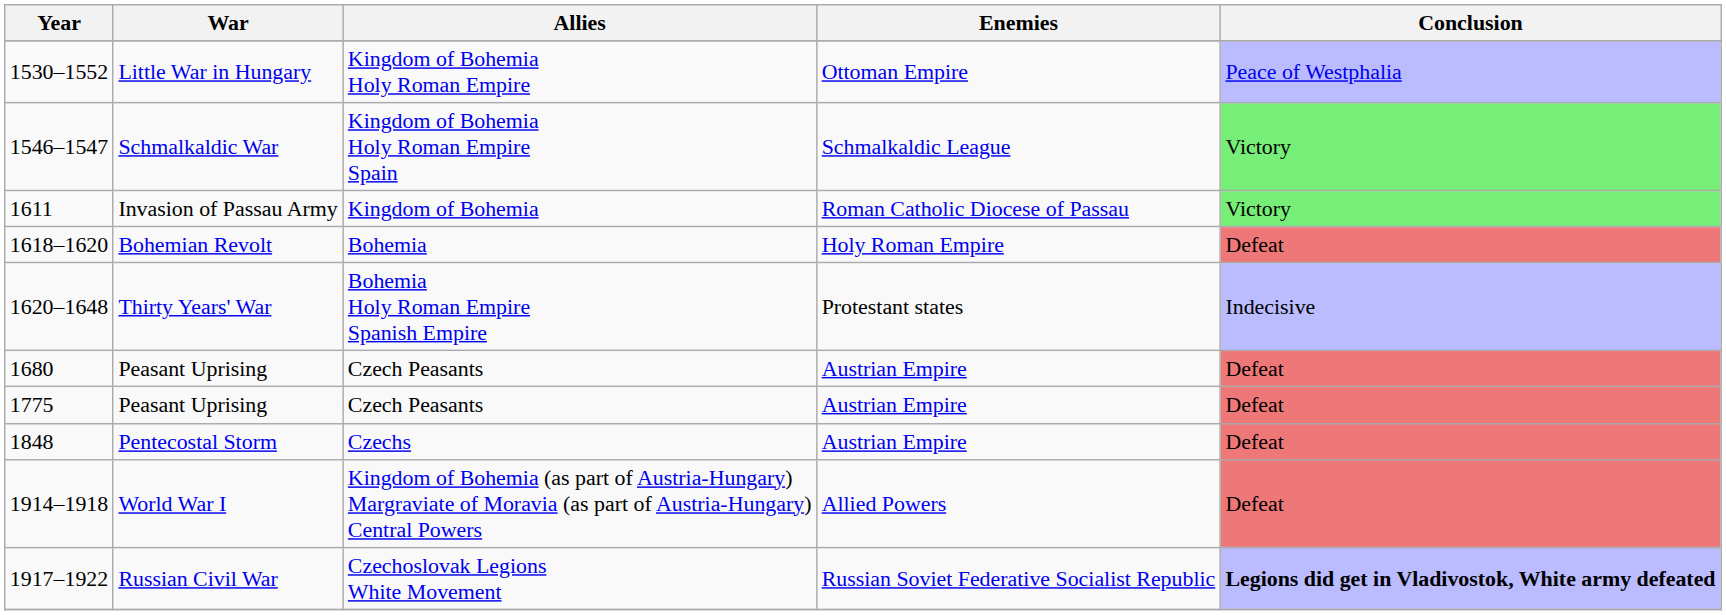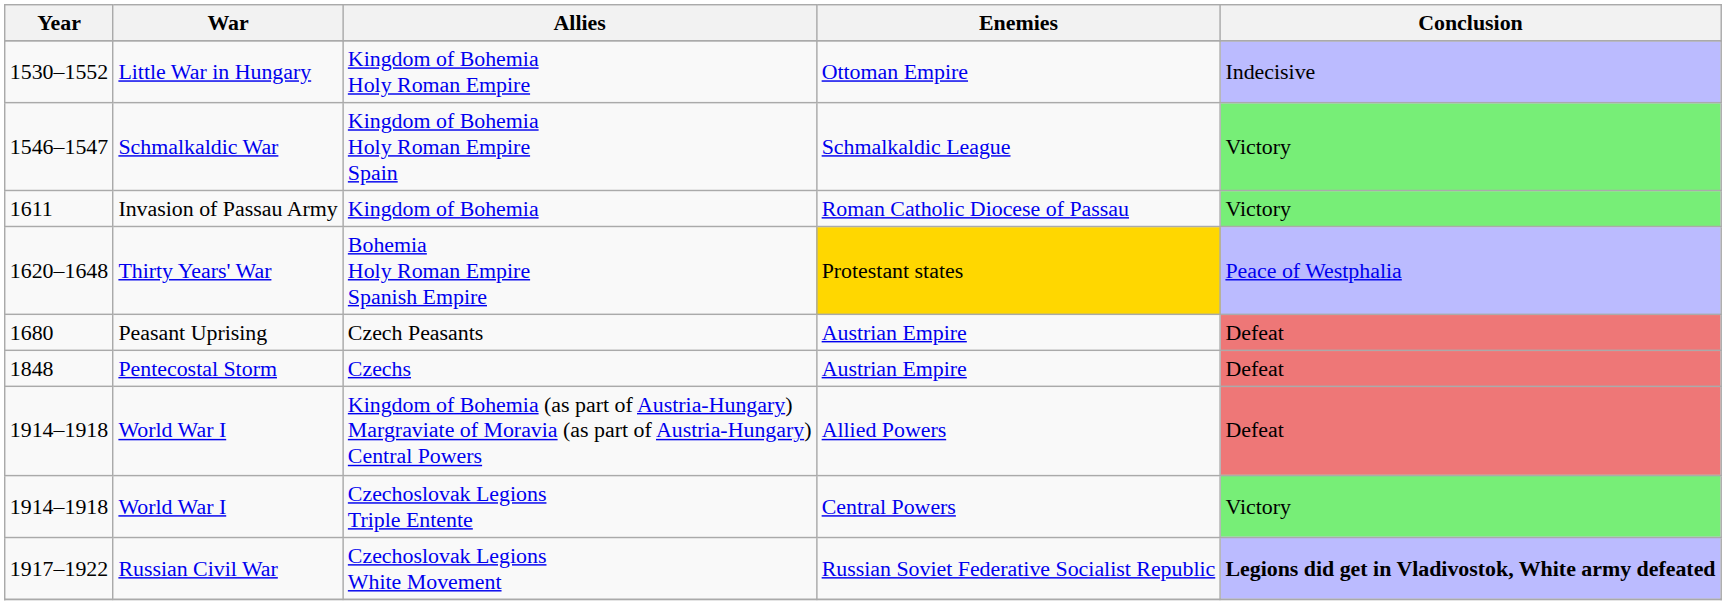(1314, 71) Peace of Westphalia -> (1270, 71) Indecisive
- row: (59, 244)
(892, 306) no background -> (892, 270) gold background
(1270, 306) Indecisive -> (1314, 270) Peace of Westphalia
- row: (32, 404)
+ row: (59, 505)
